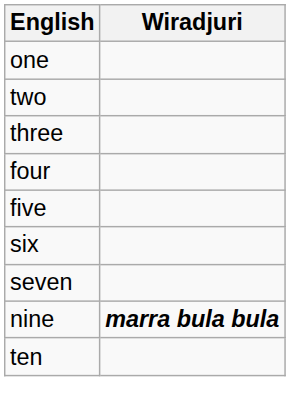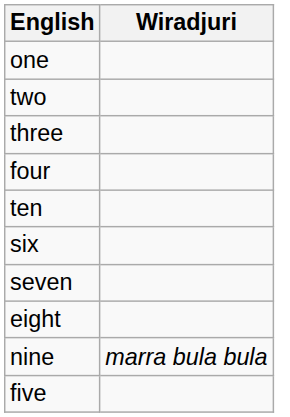rows swapped: (28, 208) <-> (26, 356)
+ row: (35, 319)
(192, 319) bold -> (186, 356) normal
